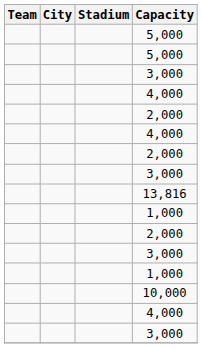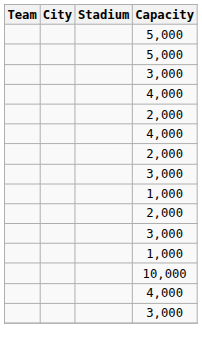- row: (22, 194)
